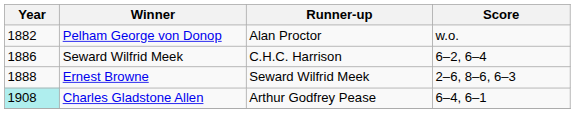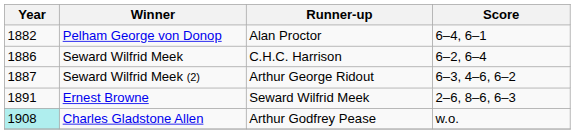(447, 35) w.o. -> (461, 35) 6–4, 6–1
+ row: (131, 77)
(22, 77) 1888 -> (22, 98) 1891
(461, 98) 6–4, 6–1 -> (447, 118) w.o.
